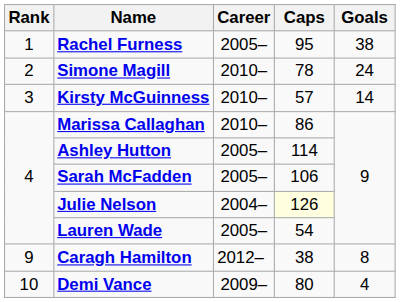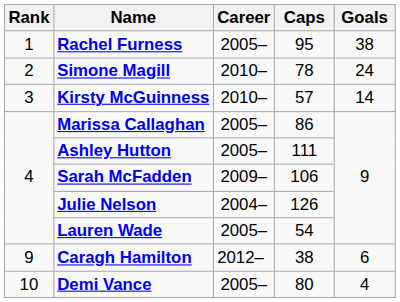(244, 124) 2010– -> (244, 124) 2005–
(304, 151) 114 -> (304, 151) 111
(244, 177) 2005– -> (244, 177) 2009–
(304, 204) lightyellow background -> (304, 204) no background
(365, 257) 8 -> (365, 257) 6
(244, 284) 2009– -> (244, 284) 2005–
